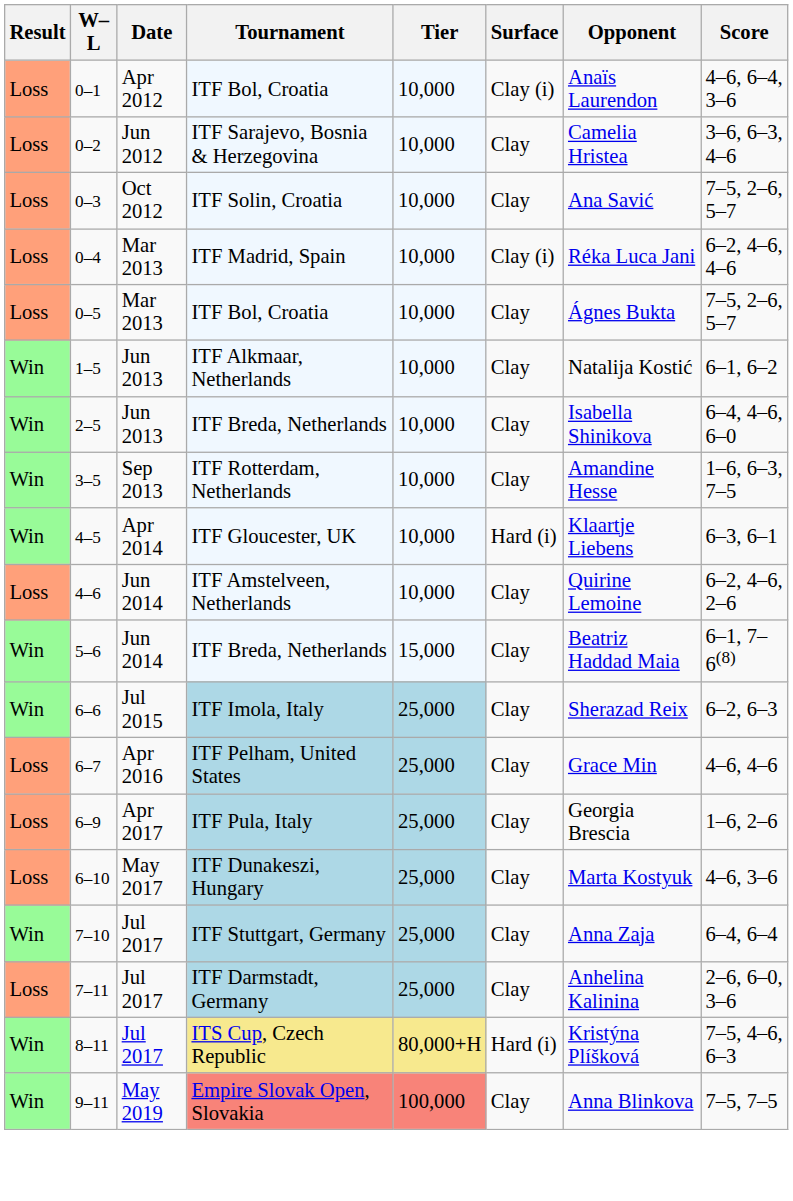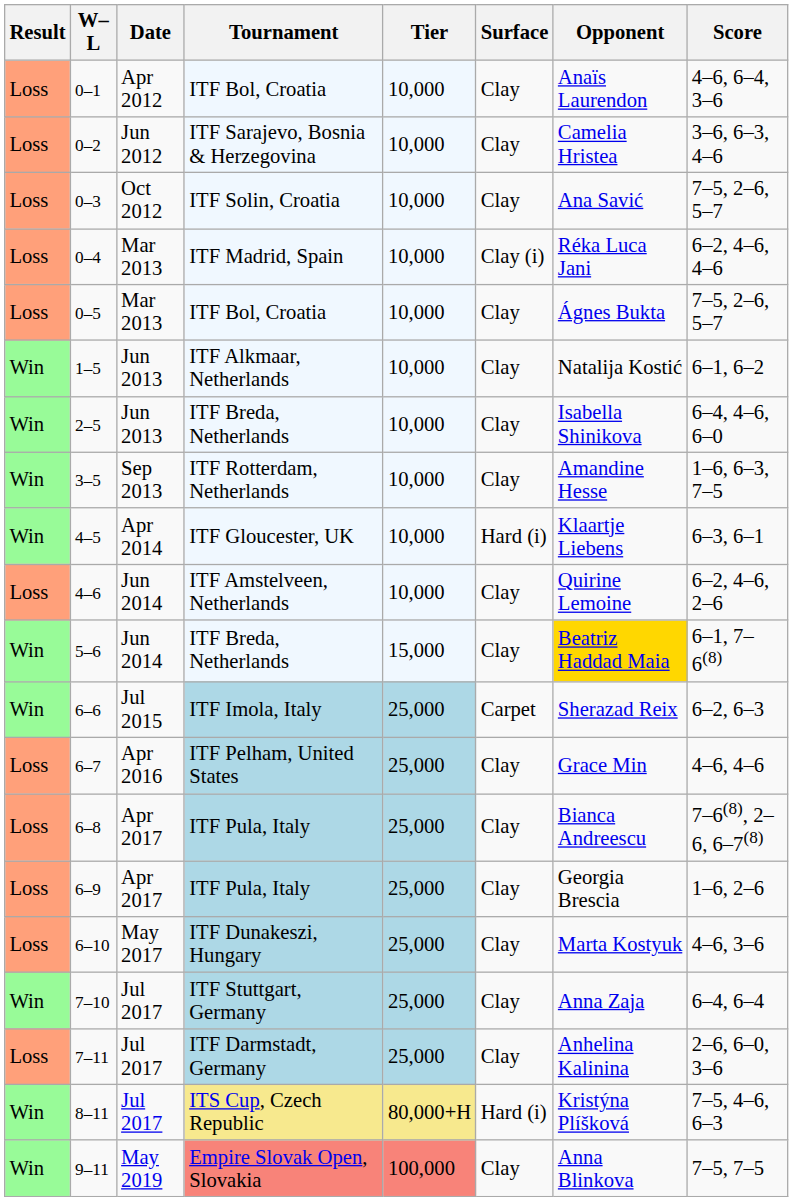(523, 88) Clay (i) -> (500, 88) Clay
(624, 650) no background -> (614, 650) gold background
(510, 709) Clay -> (508, 709) Carpet
+ row: (88, 828)
